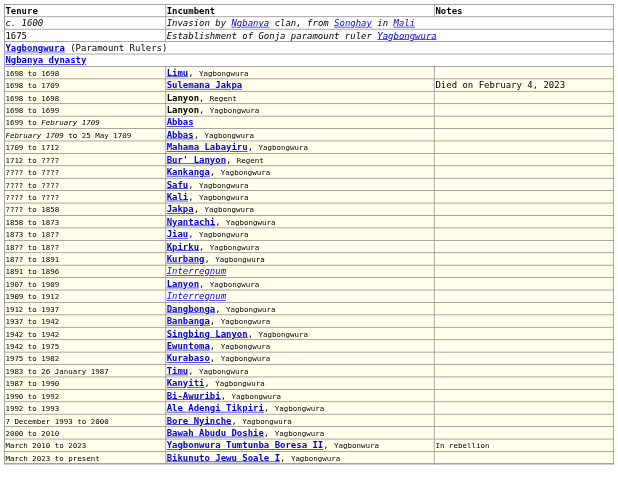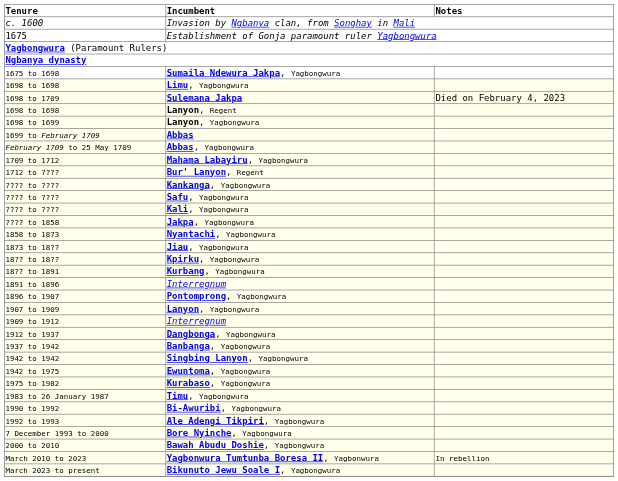+ row: (32, 73)
+ row: (32, 297)
- row: (32, 384)
